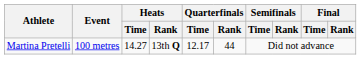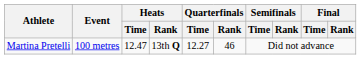(135, 46) 14.27 -> (135, 46) 12.47
(198, 46) 12.17 -> (198, 46) 12.27
(230, 46) 44 -> (230, 46) 46
